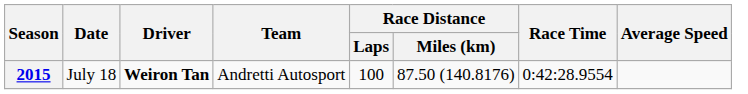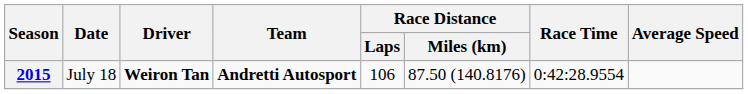(281, 74) normal -> (287, 74) bold
(371, 74) 100 -> (382, 74) 106
